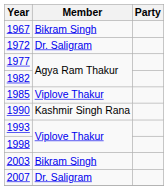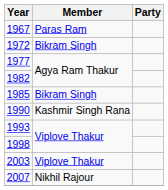(66, 29) Bikram Singh -> (61, 29) Paras Ram
(63, 45) Dr. Saligram -> (66, 45) Bikram Singh
(69, 95) Viplove Thakur -> (66, 95) Bikram Singh
(66, 161) Bikram Singh -> (69, 161) Viplove Thakur
(63, 177) Dr. Saligram -> (64, 177) Nikhil Rajour
